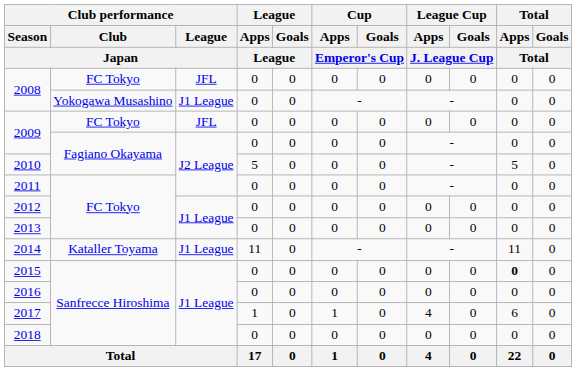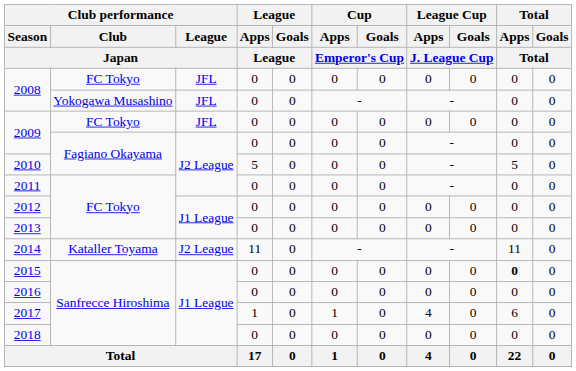(206, 100) J1 League -> (206, 100) JFL
(206, 249) J1 League -> (206, 249) J2 League
